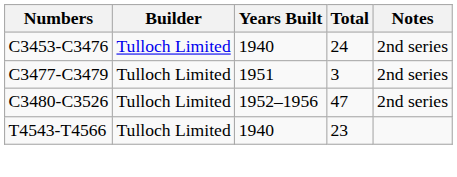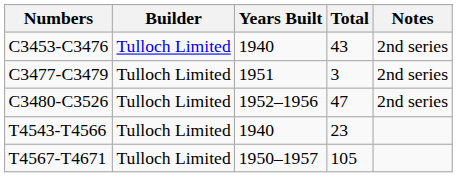(339, 46) 24 -> (339, 46) 43
+ row: (57, 158)
